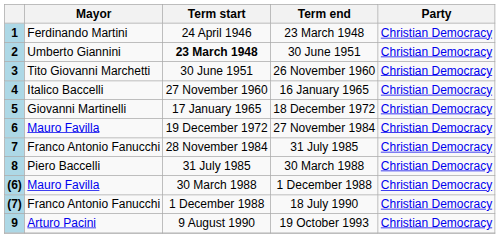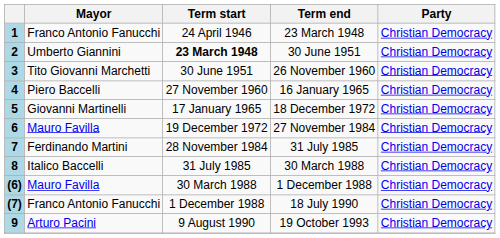(77, 33) Ferdinando Martini -> (94, 33) Franco Antonio Fanucchi
(65, 90) Italico Baccelli -> (64, 90) Piero Baccelli
(94, 147) Franco Antonio Fanucchi -> (77, 147) Ferdinando Martini
(64, 166) Piero Baccelli -> (65, 166) Italico Baccelli
